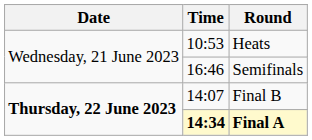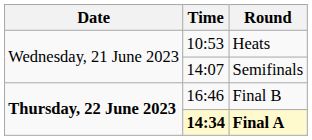(205, 69) 16:46 -> (205, 69) 14:07
(205, 95) 14:07 -> (205, 95) 16:46
